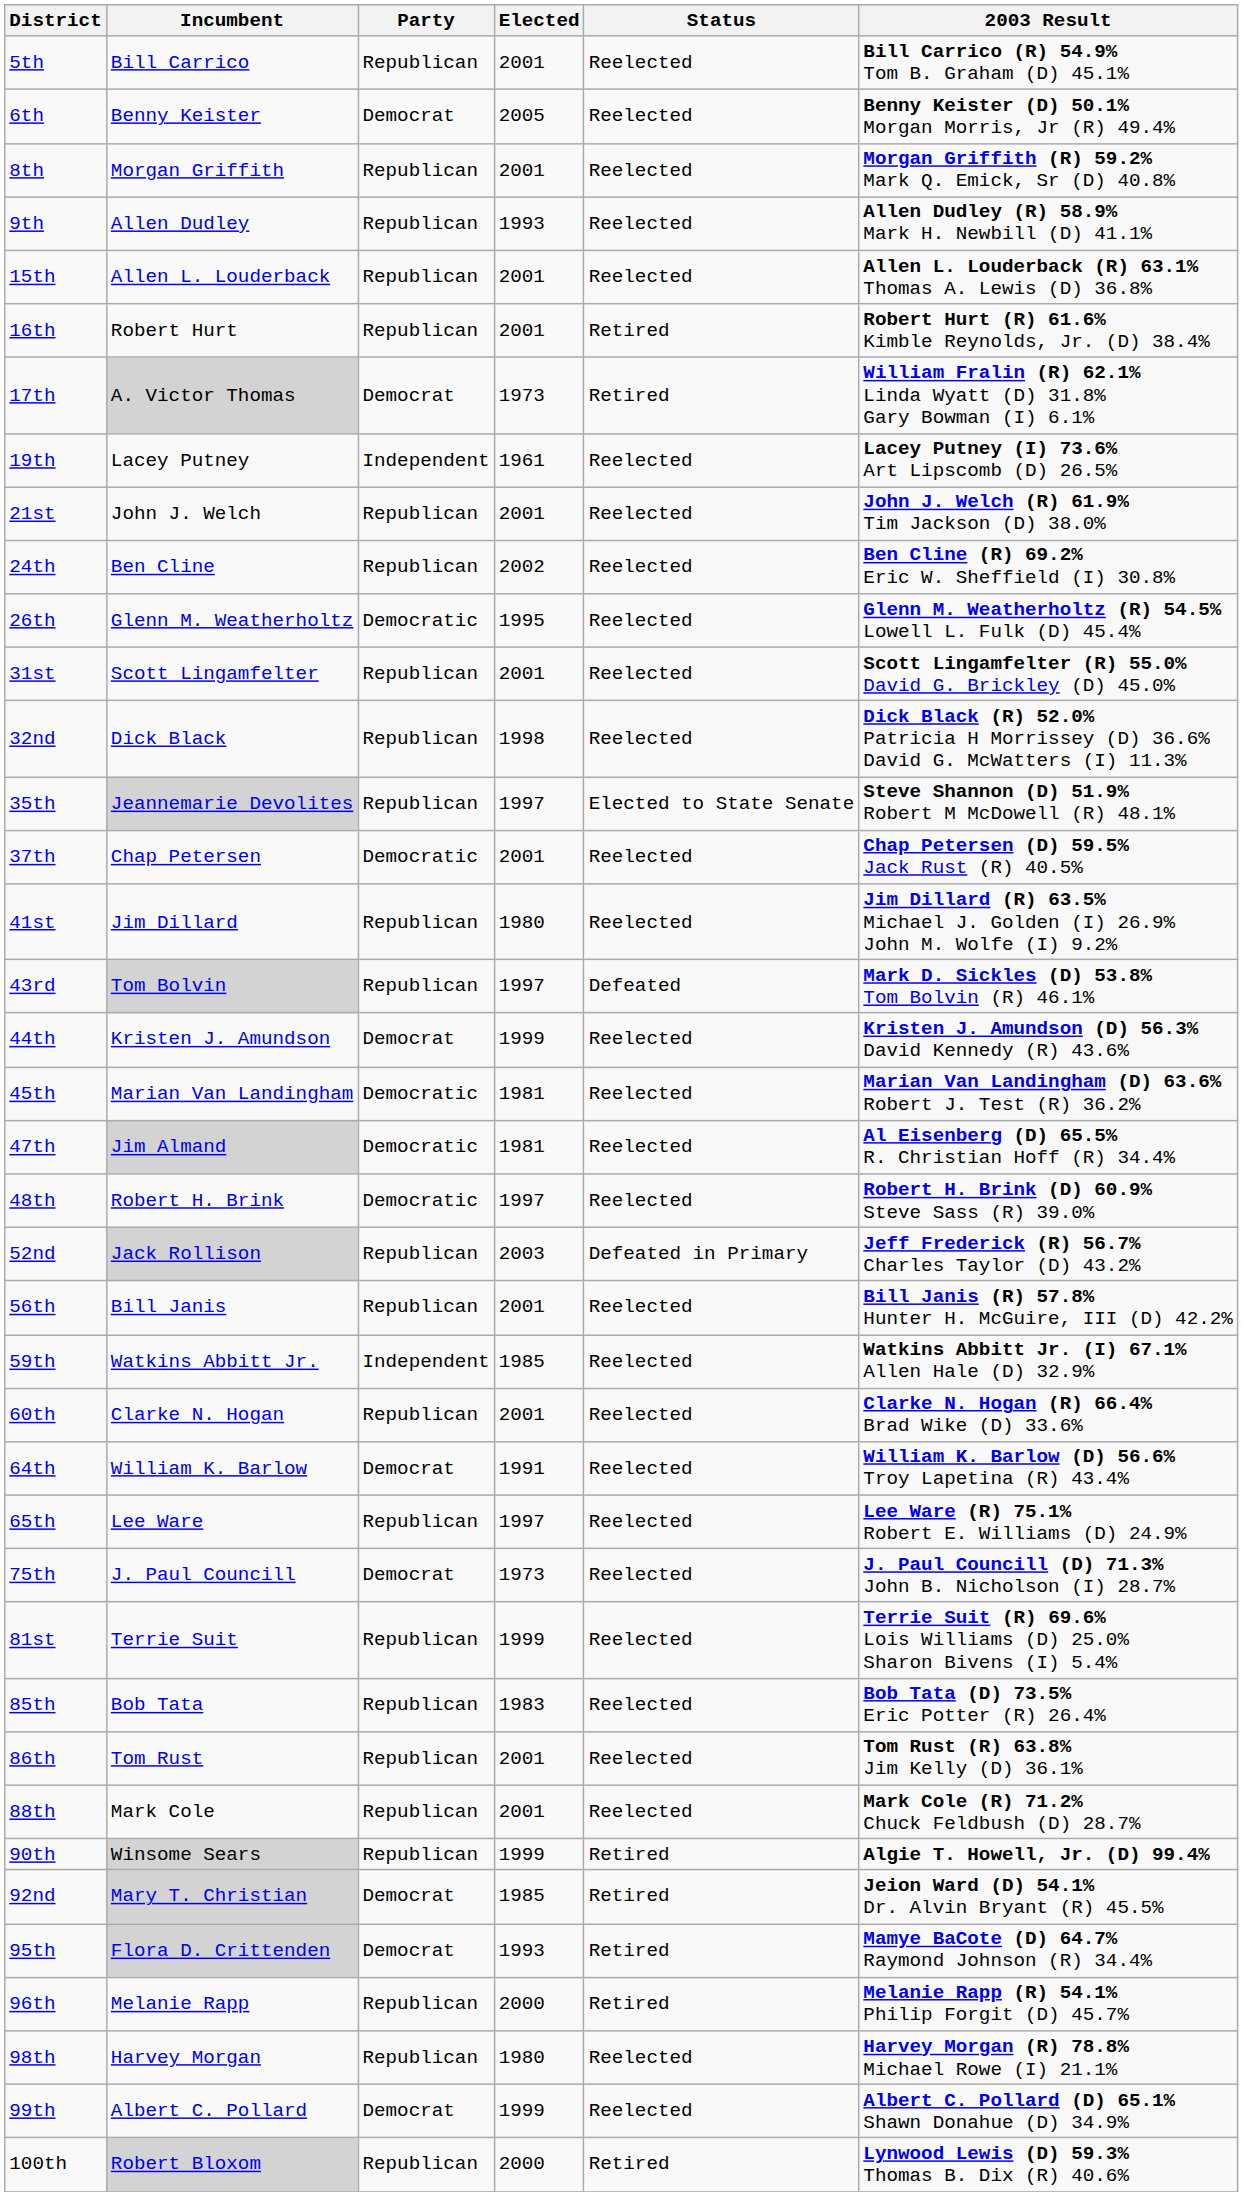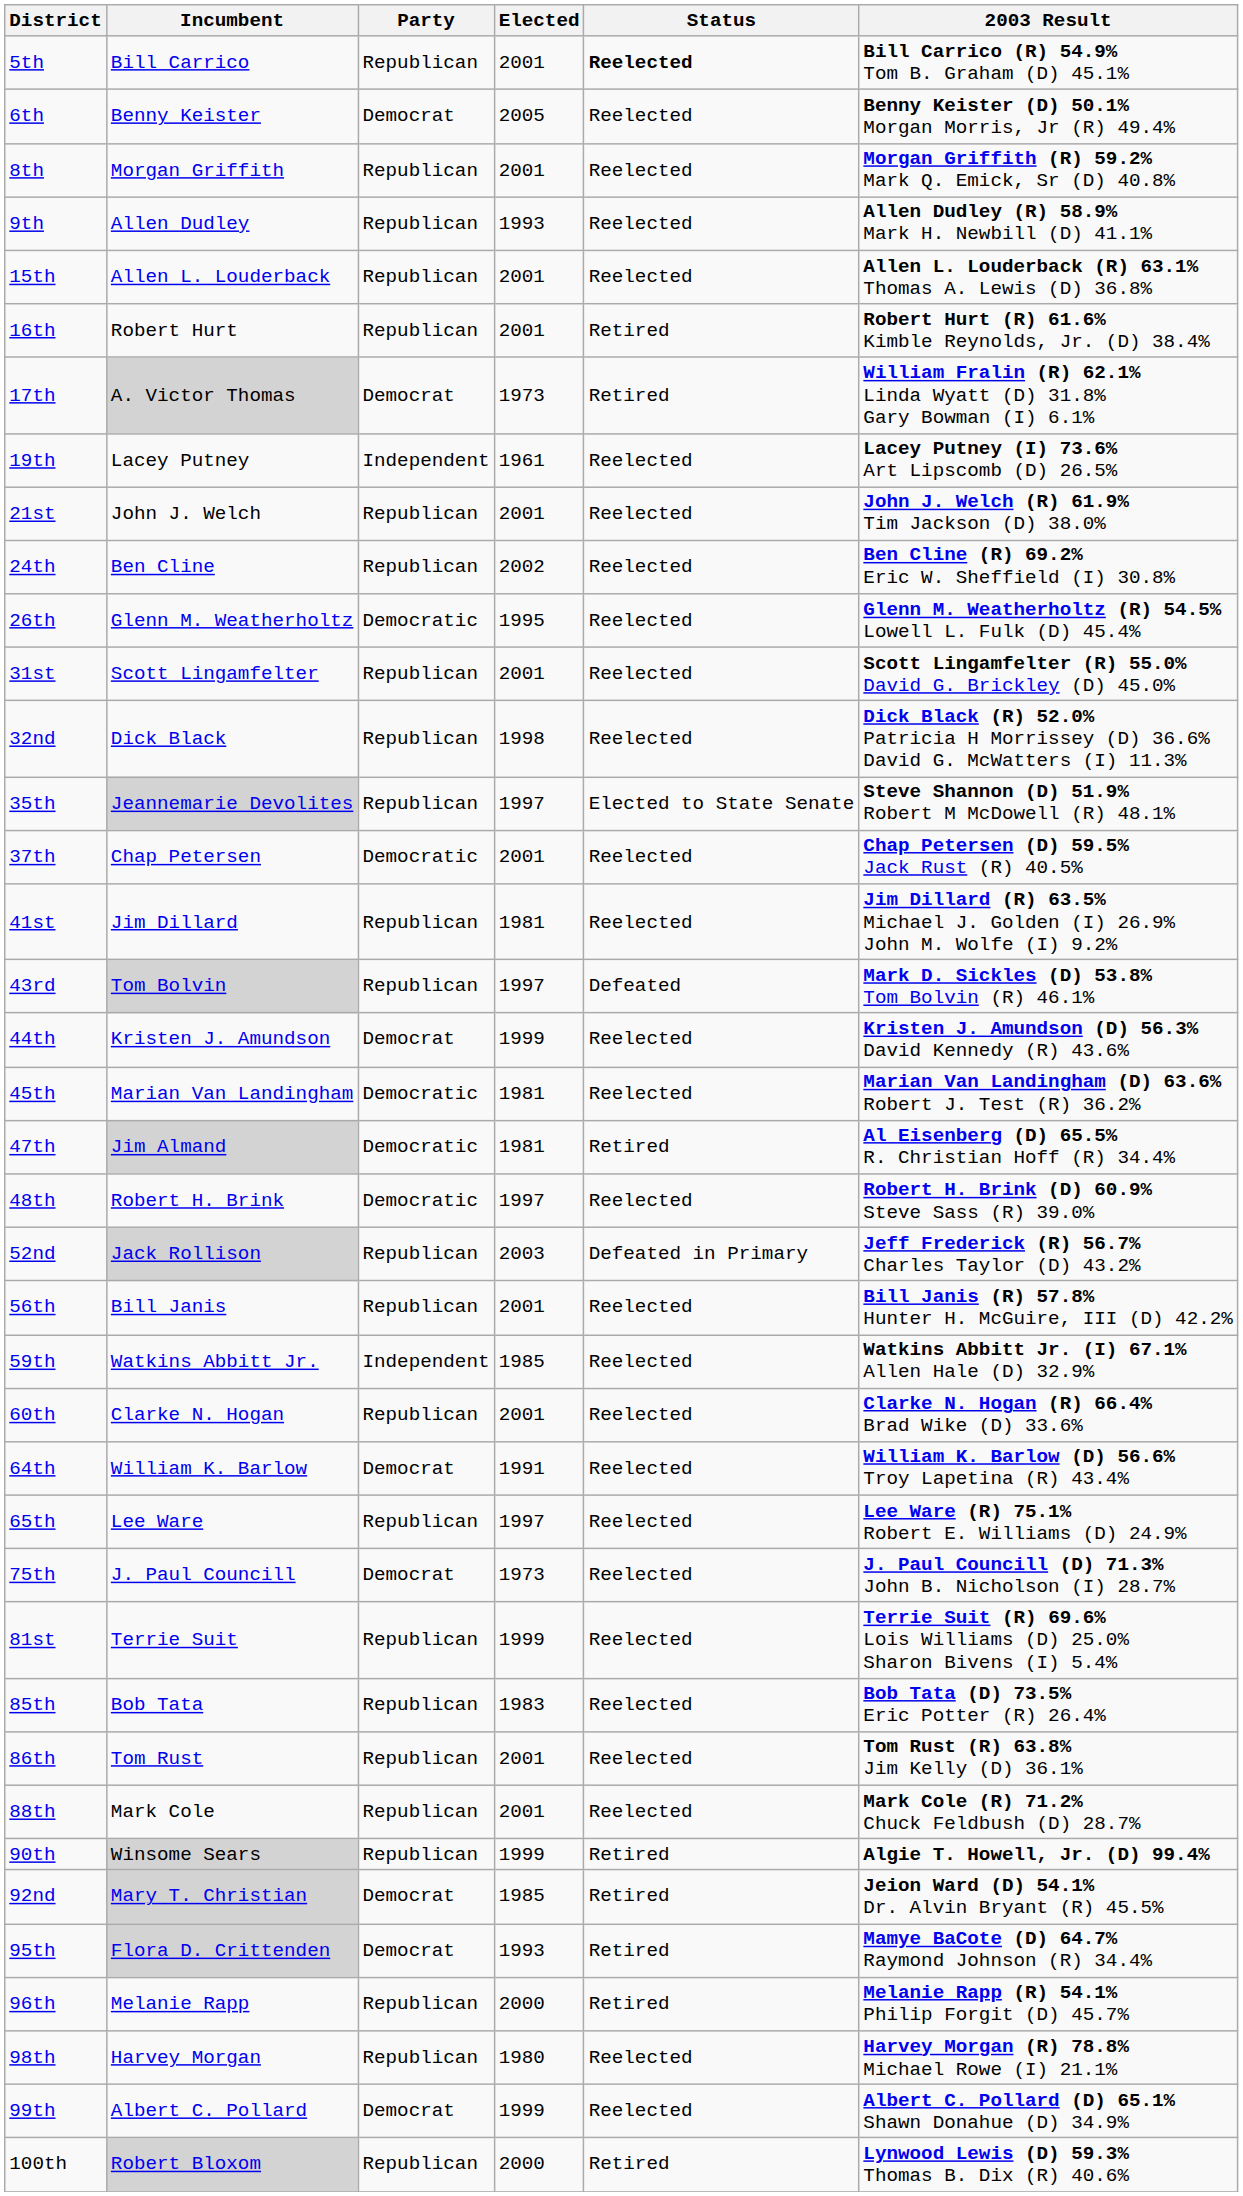(641, 63) normal -> (641, 63) bold
(522, 922) 1980 -> (522, 922) 1981
(641, 1147) Reelected -> (629, 1147) Retired
